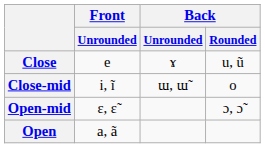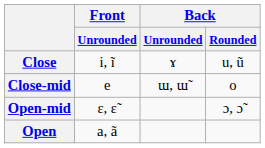(107, 62) e -> (107, 62) i, ĩ
(107, 85) i, ĩ -> (107, 85) e
